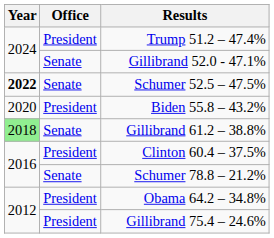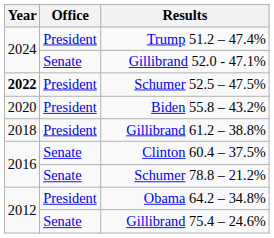(62, 84) Senate -> (70, 84) President
(22, 130) lightgreen background -> (22, 130) no background
(62, 130) Senate -> (70, 130) President
(70, 152) President -> (62, 152) Senate
(70, 221) President -> (62, 221) Senate
